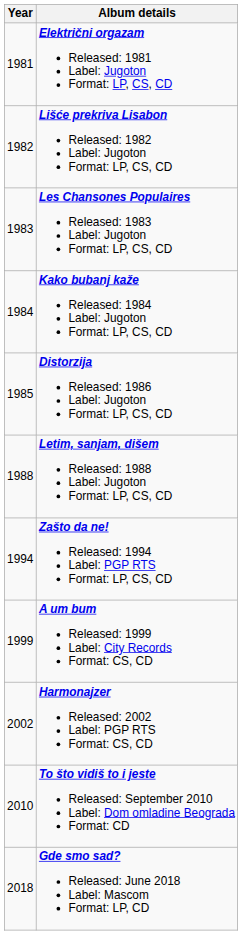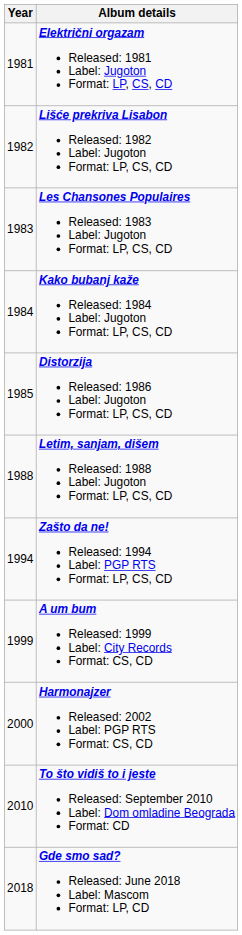(20, 723) 2002 -> (20, 723) 2000
